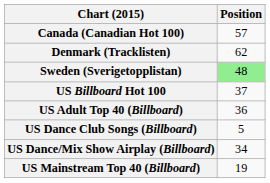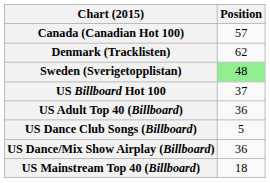(241, 149) 34 -> (241, 149) 36
(241, 168) 19 -> (241, 168) 18
